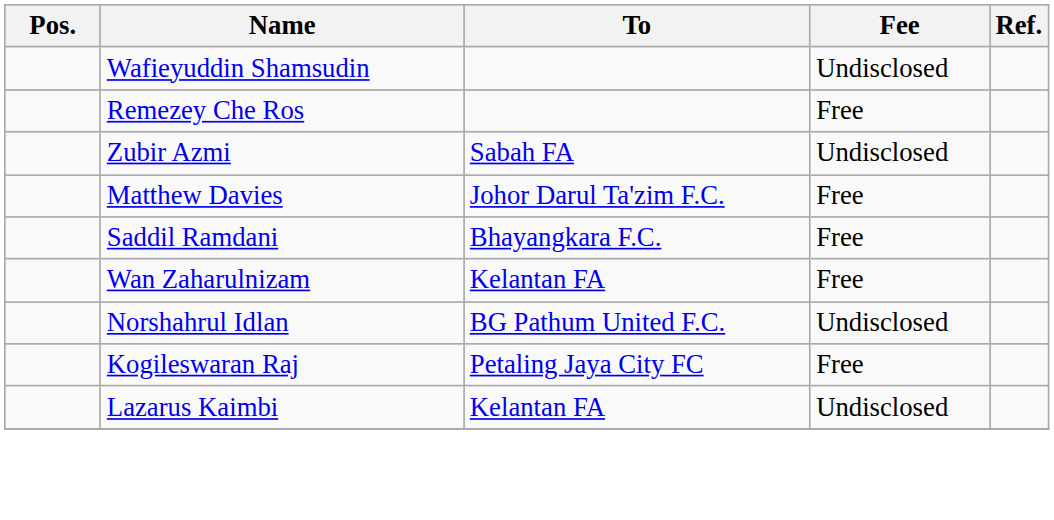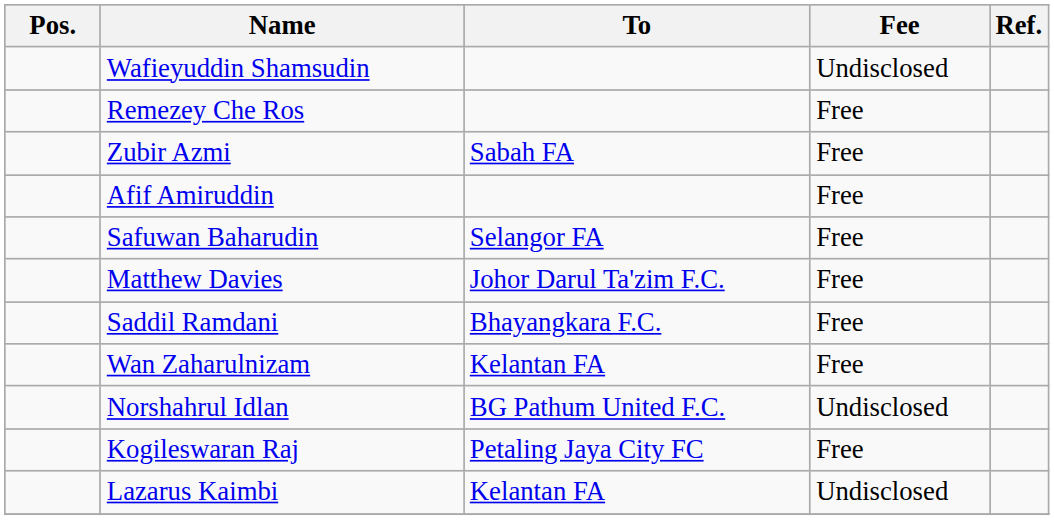(882, 152) Undisclosed -> (840, 152) Free
+ row: (190, 195)
+ row: (213, 237)
